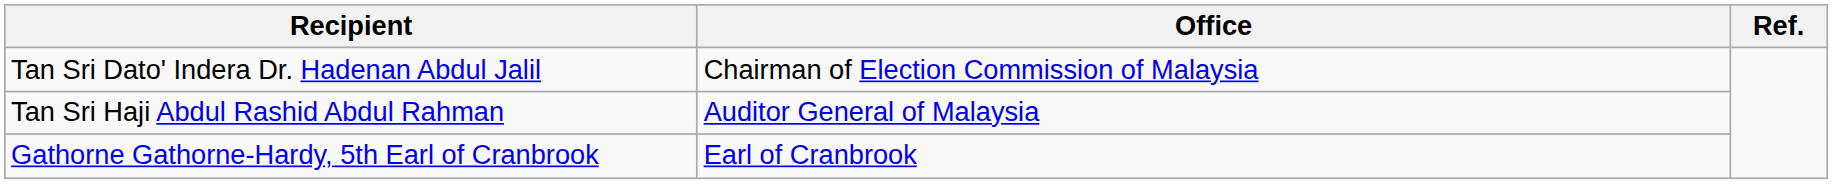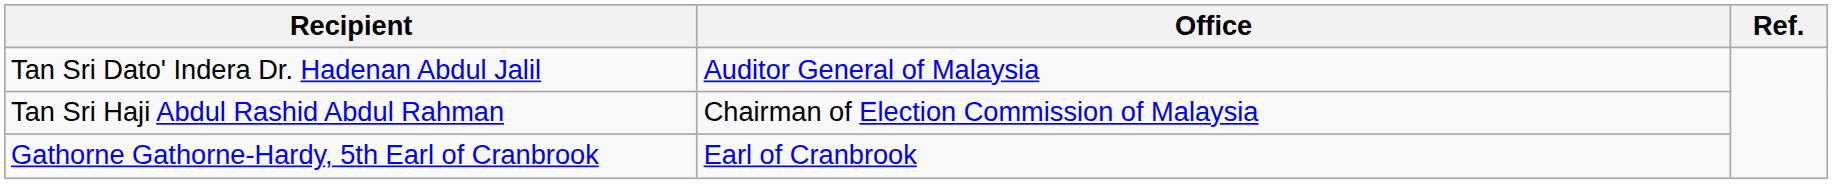(981, 69) Chairman of Election Commission of Malaysia -> (871, 69) Auditor General of Malaysia
(871, 112) Auditor General of Malaysia -> (981, 112) Chairman of Election Commission of Malaysia
